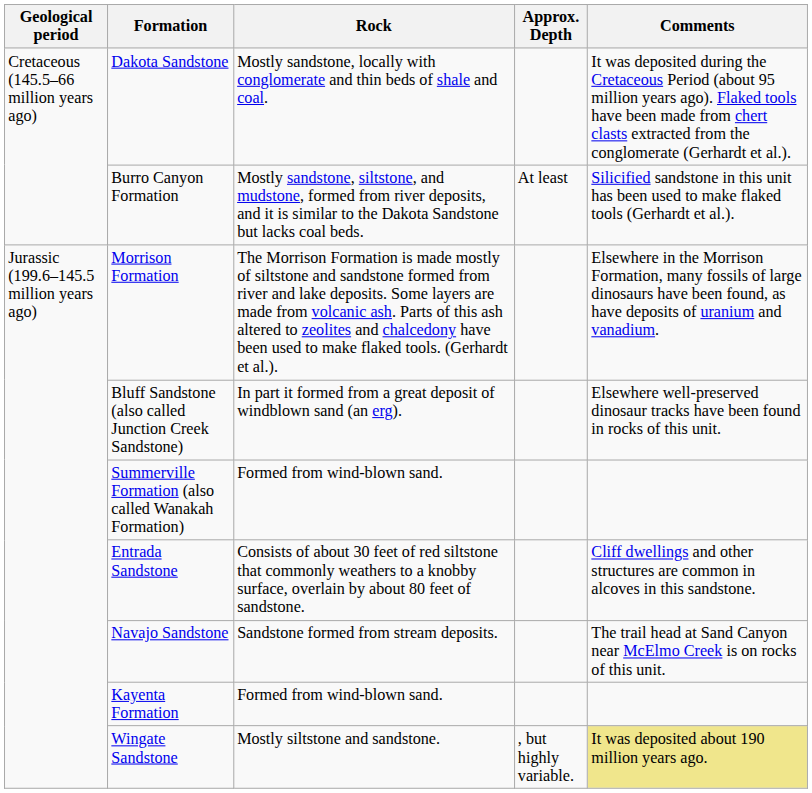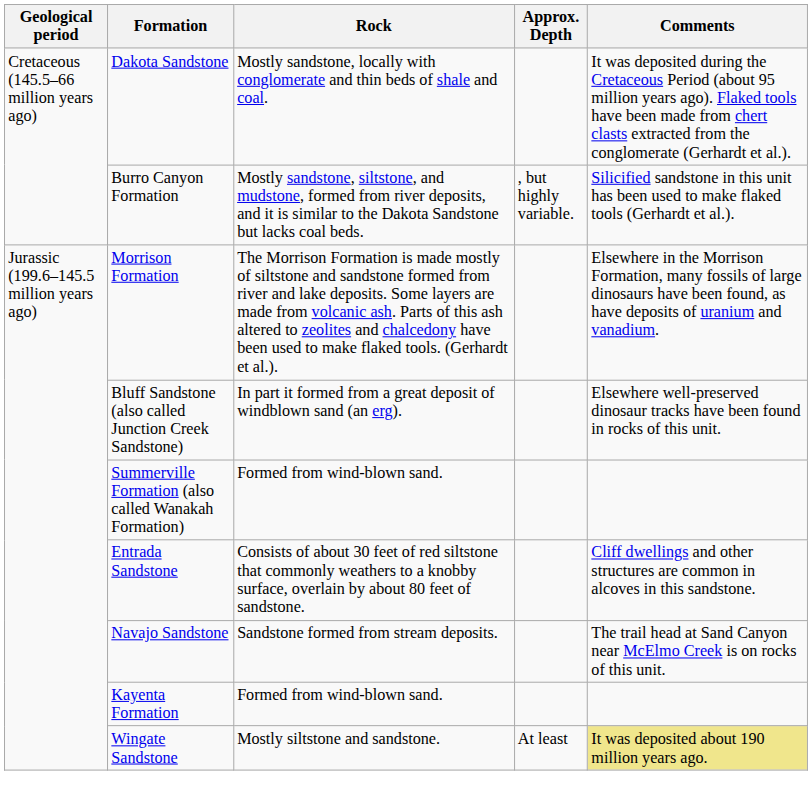(543, 177) At least -> (546, 195) , but highly variable.
(546, 757) , but highly variable. -> (543, 738) At least
